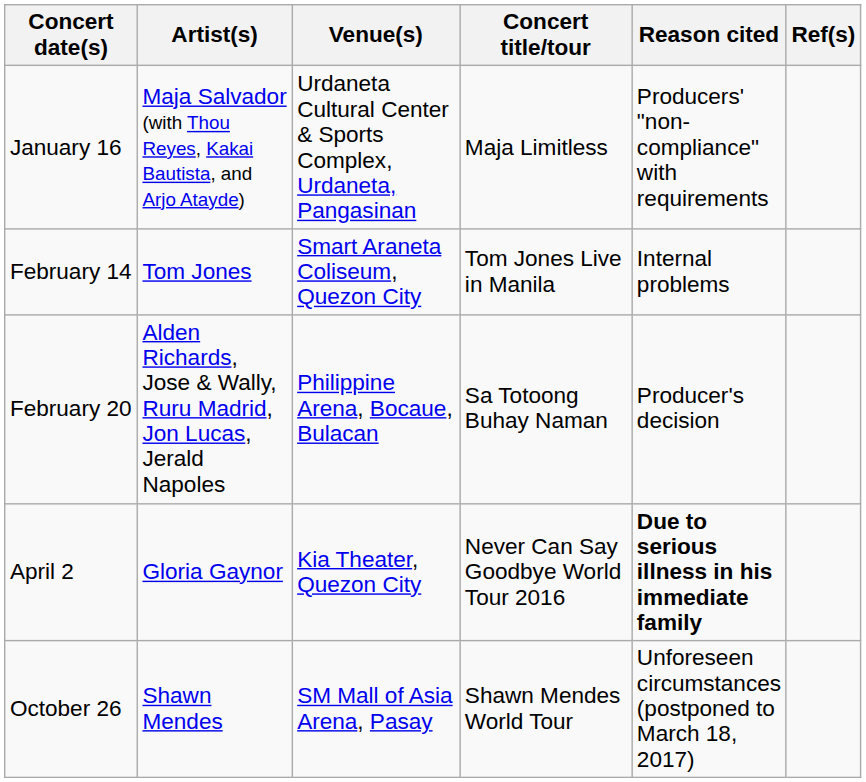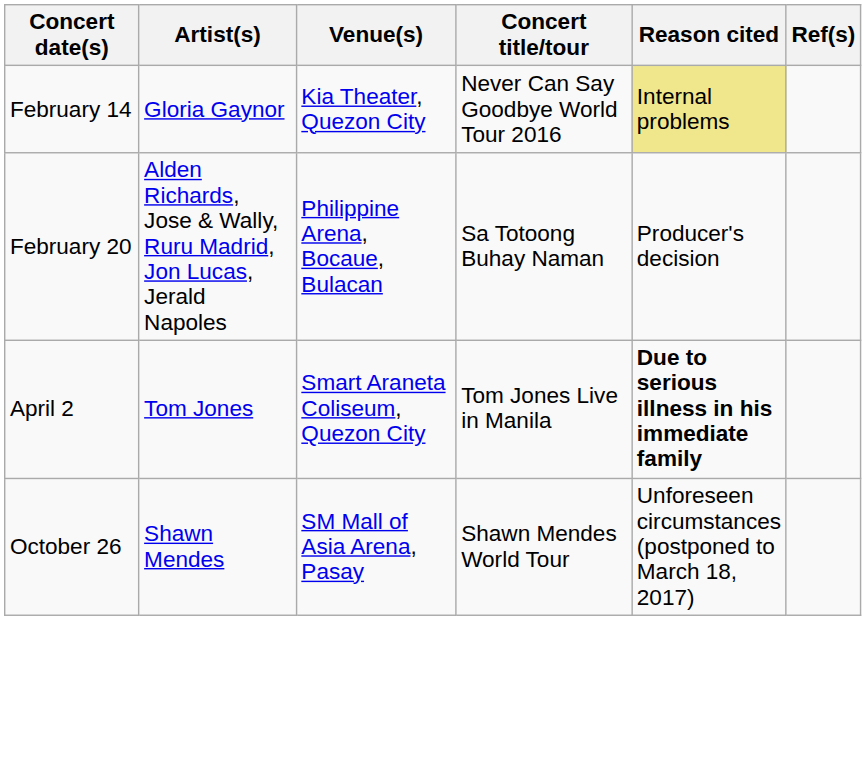- row: (66, 146)
(197, 271) Tom Jones -> (214, 108) Gloria Gaynor
(369, 271) Smart Araneta Coliseum, Quezon City -> (363, 108) Kia Theater, Quezon City
(543, 271) Tom Jones Live in Manila -> (539, 108) Never Can Say Goodbye World Tour 2016
(683, 271) no background -> (683, 108) khaki background
(213, 571) Gloria Gaynor -> (199, 408) Tom Jones
(359, 571) Kia Theater, Quezon City -> (373, 408) Smart Araneta Coliseum, Quezon City
(543, 571) Never Can Say Goodbye World Tour 2016 -> (540, 408) Tom Jones Live in Manila
